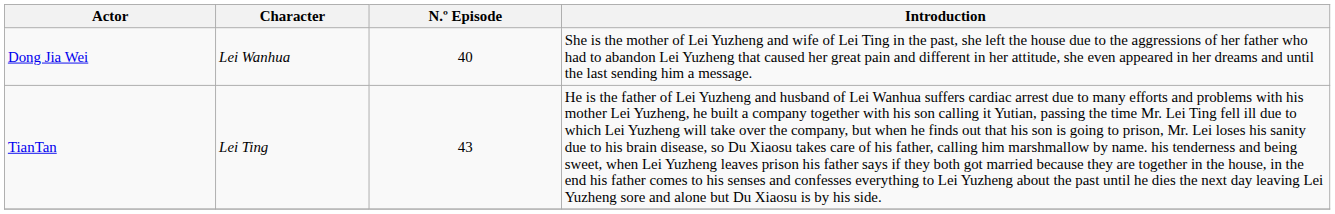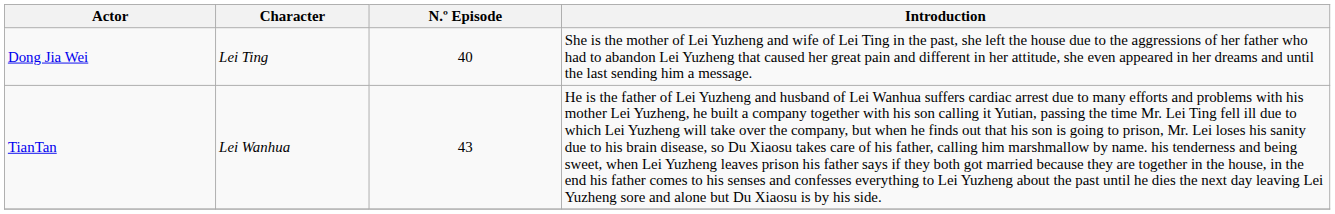(255, 56) Lei Wanhua -> (244, 56) Lei Ting
(244, 147) Lei Ting -> (255, 147) Lei Wanhua
